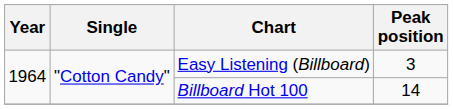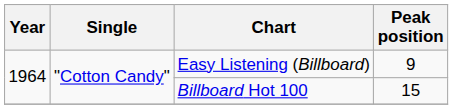(411, 63) 3 -> (411, 63) 9
(411, 90) 14 -> (411, 90) 15
